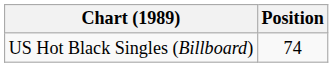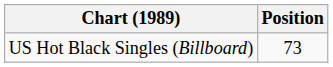(293, 47) 74 -> (293, 47) 73
